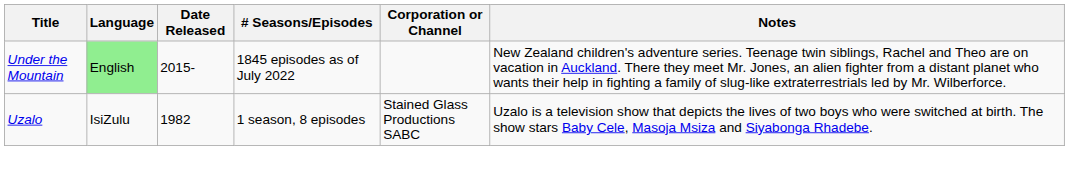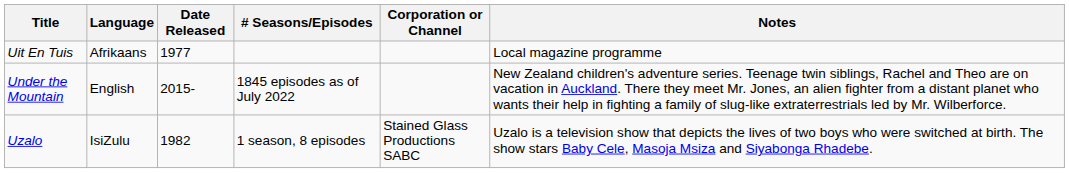+ row: (40, 52)
(112, 67) lightgreen background -> (112, 89) no background
